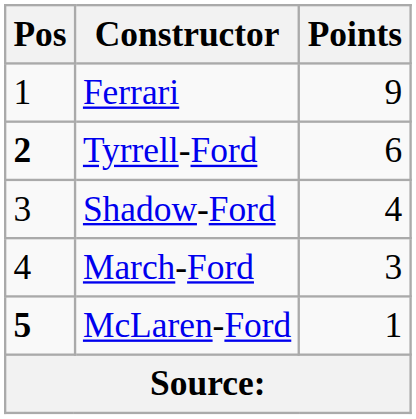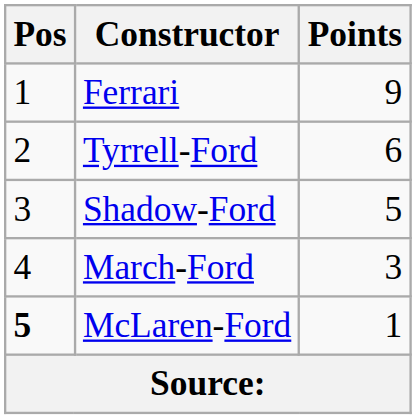(22, 150) bold -> (22, 150) normal
(393, 209) 4 -> (393, 209) 5
